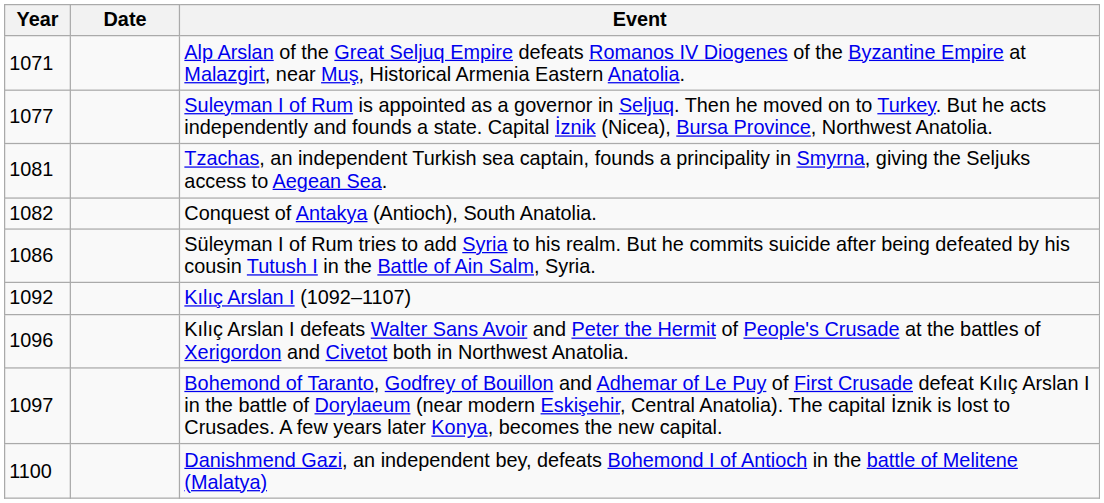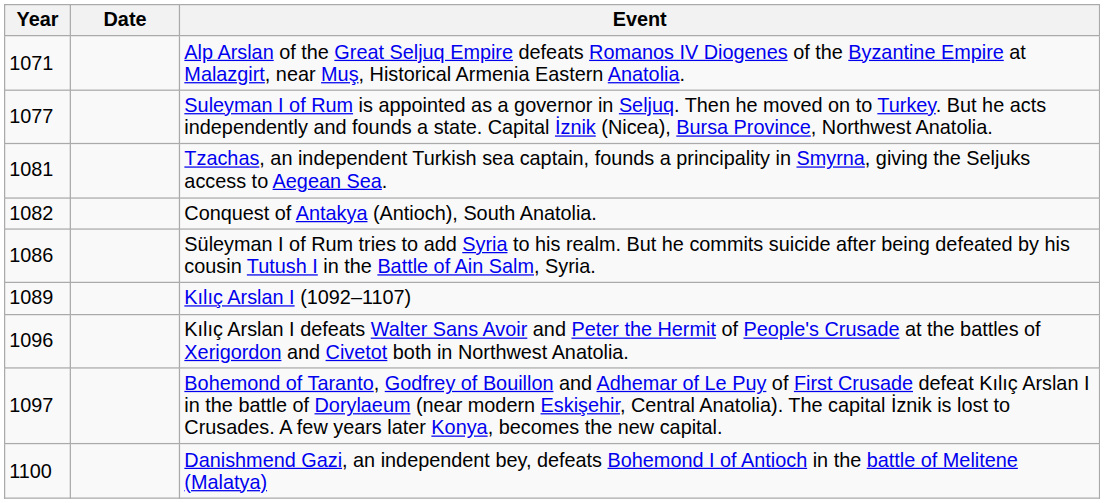(31, 298) 1092 -> (31, 298) 1089
